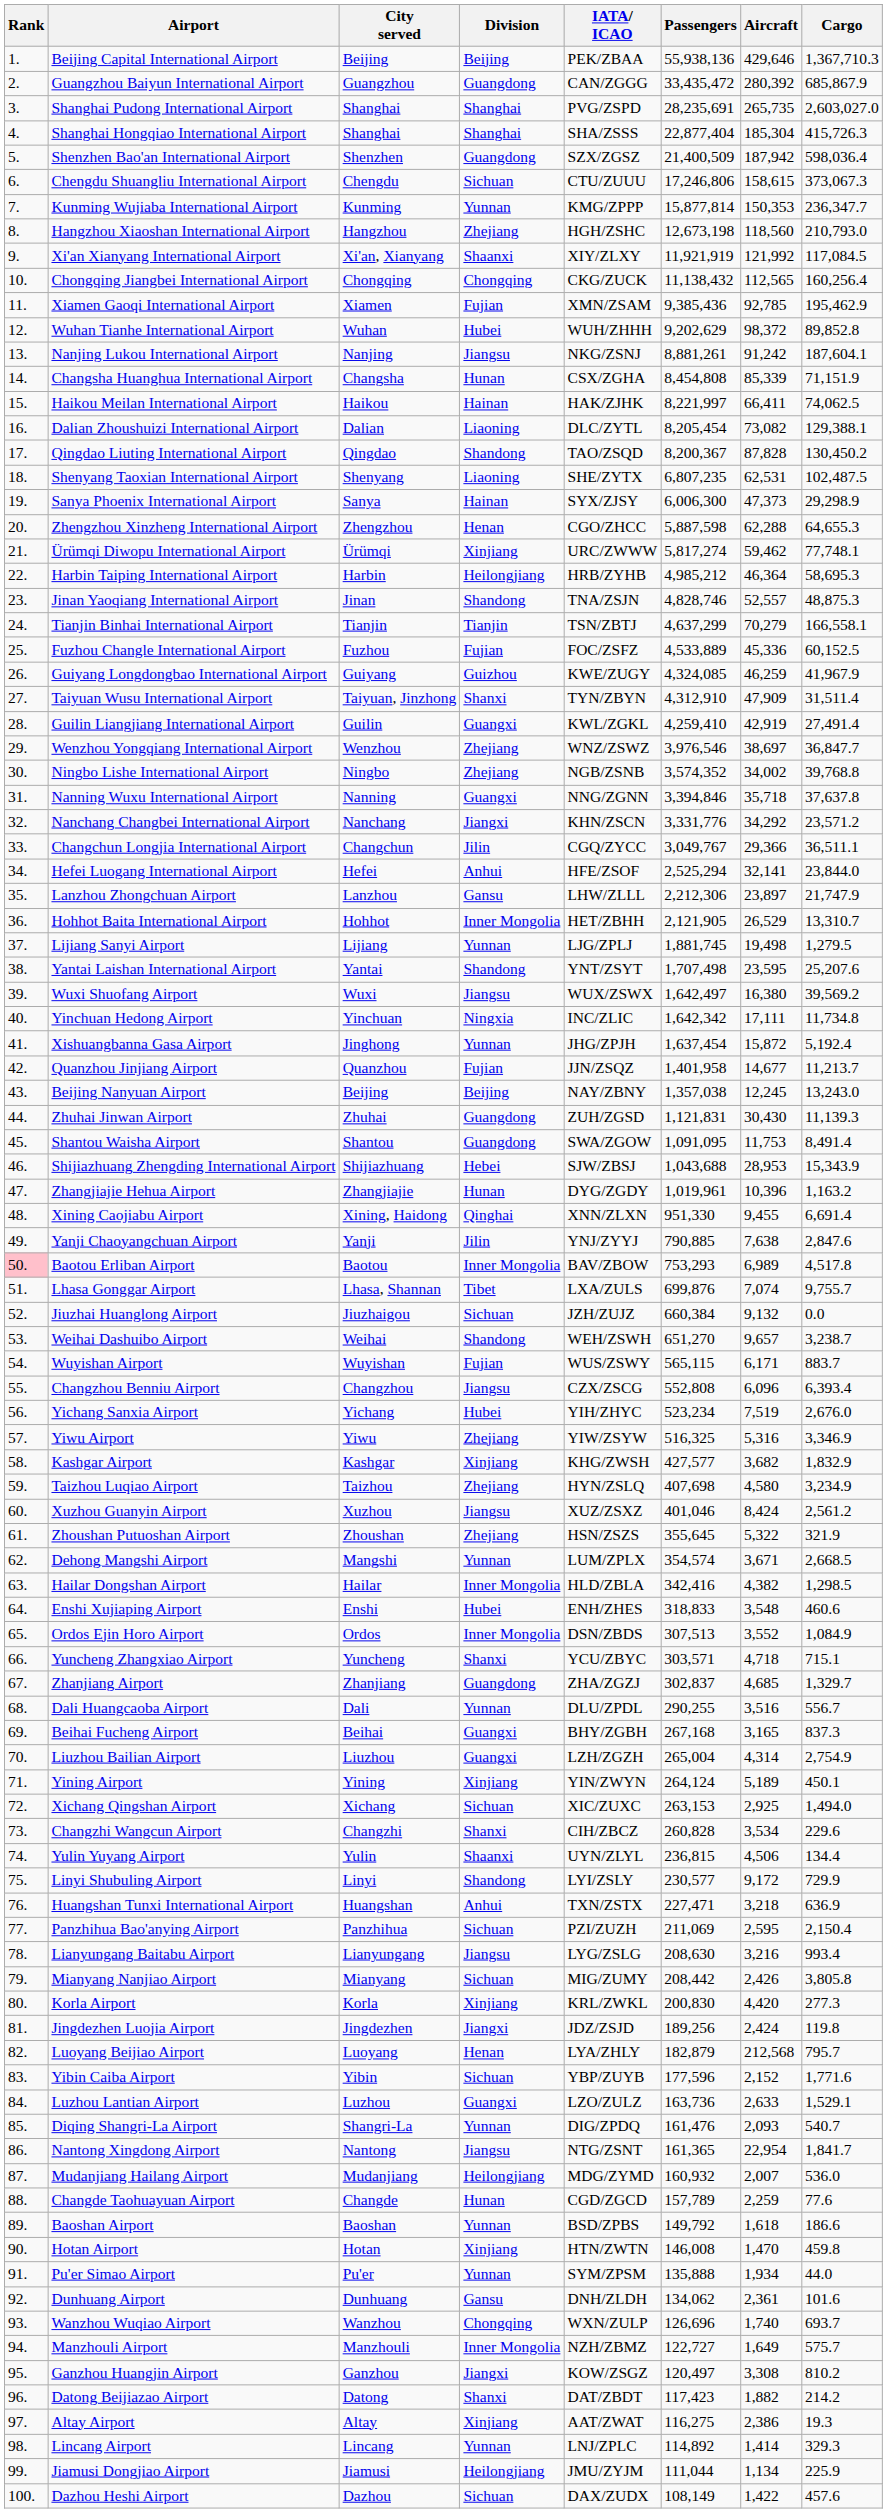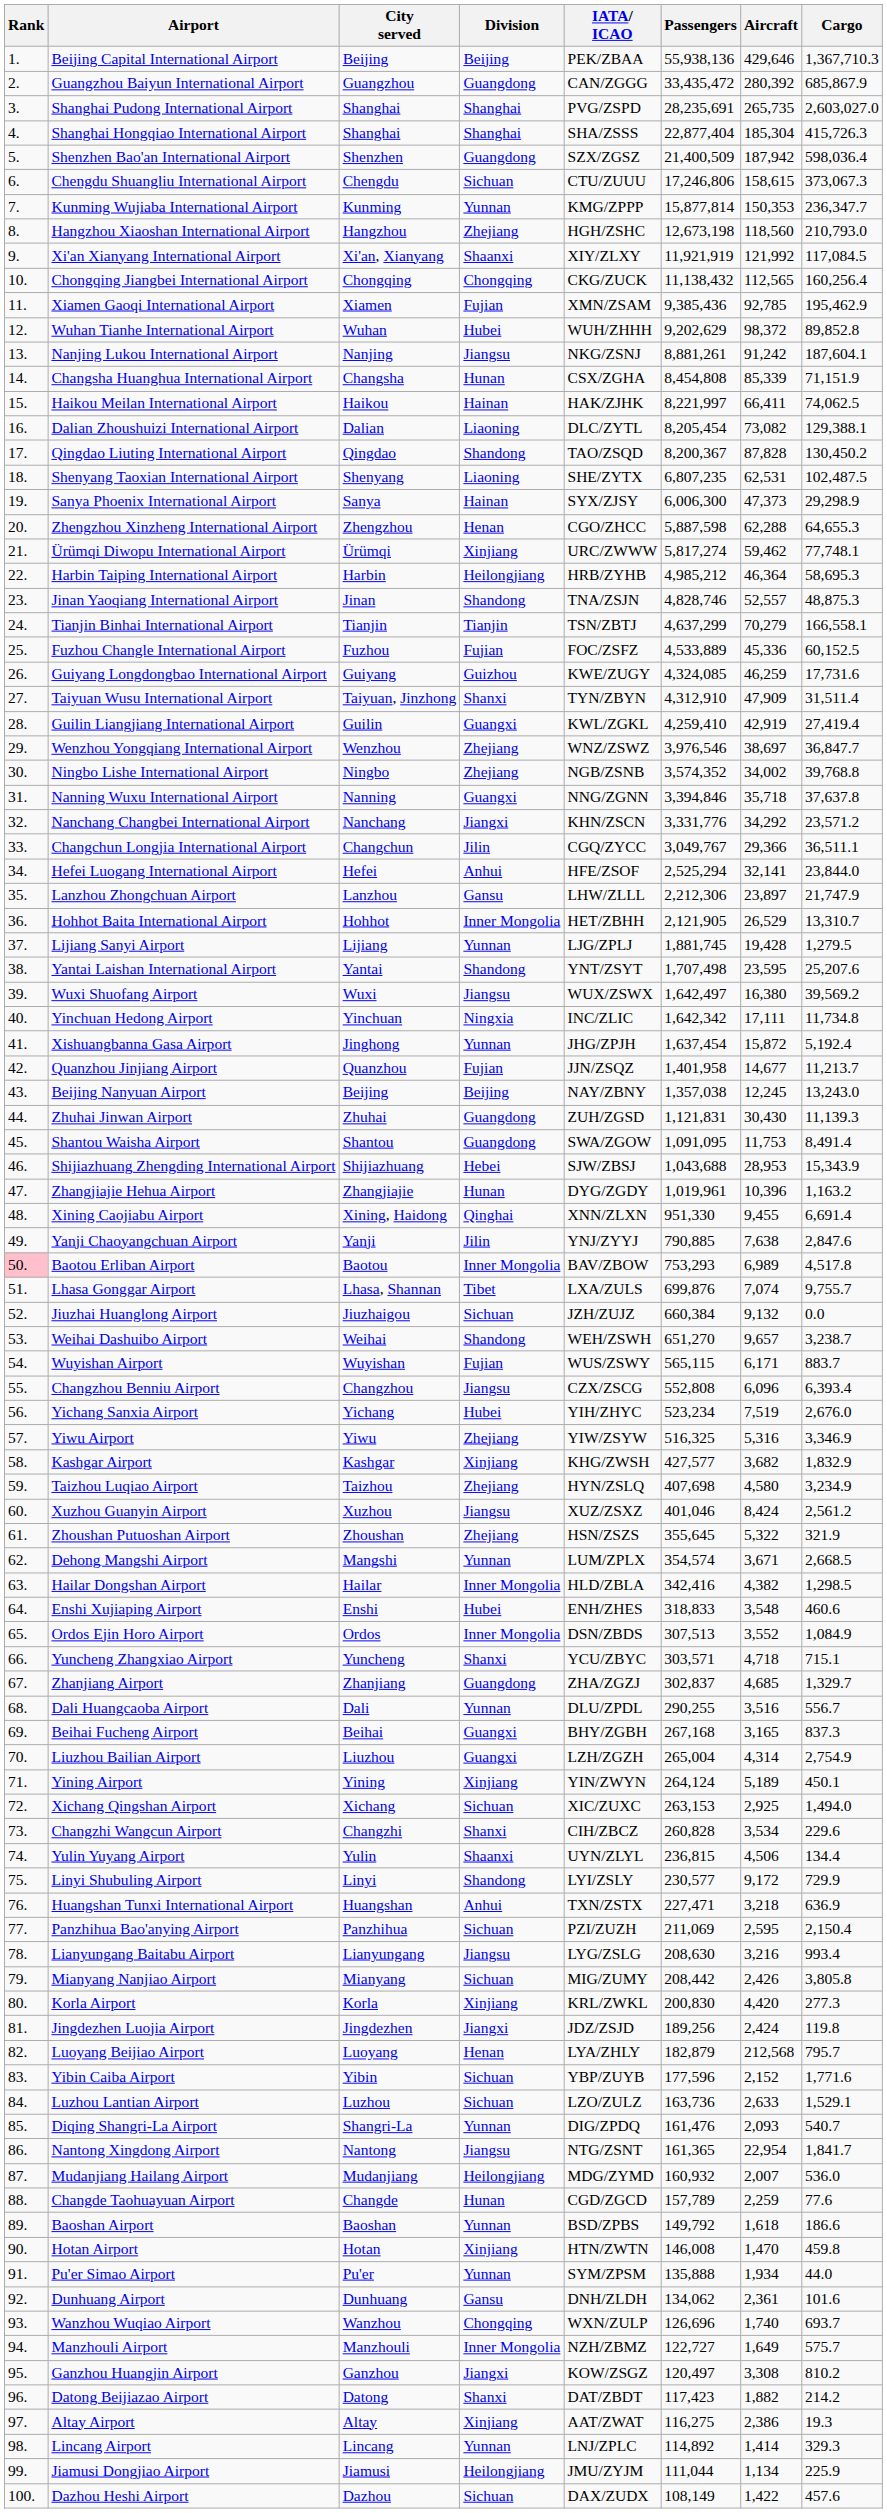(832, 674) 41,967.9 -> (832, 674) 17,731.6
(832, 723) 27,491.4 -> (832, 723) 27,419.4
(765, 944) 19,498 -> (765, 944) 19,428
(490, 2101) Guangxi -> (488, 2101) Sichuan
